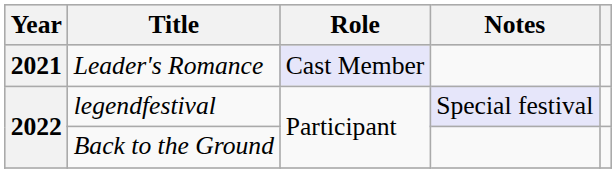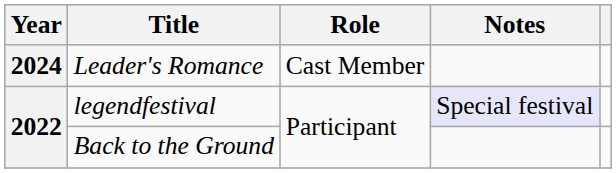(36, 65) 2021 -> (36, 65) 2024
(355, 65) lavender background -> (355, 65) no background
